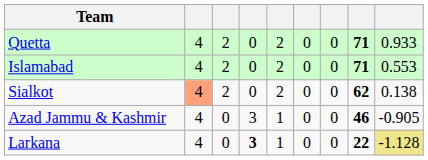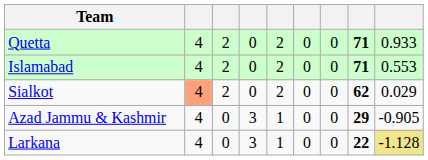(399, 92) 0.138 -> (399, 92) 0.029
(361, 117) 46 -> (361, 117) 29
(253, 142) bold -> (253, 142) normal
